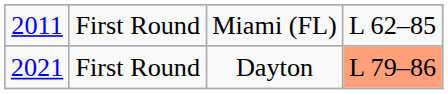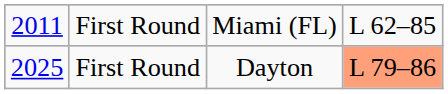(37, 66) 2021 -> (37, 66) 2025
